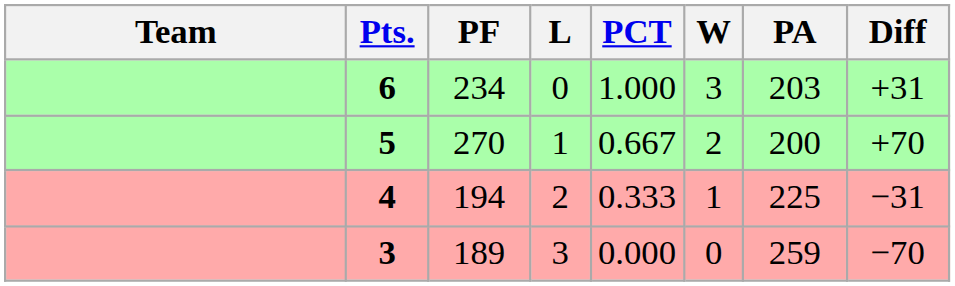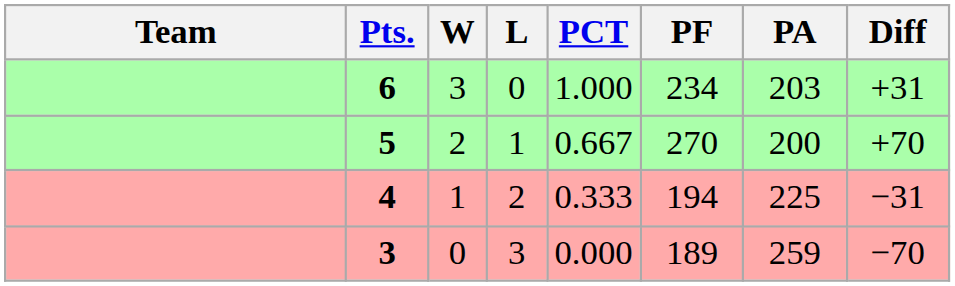columns swapped: (714, 32) <-> (479, 32)
